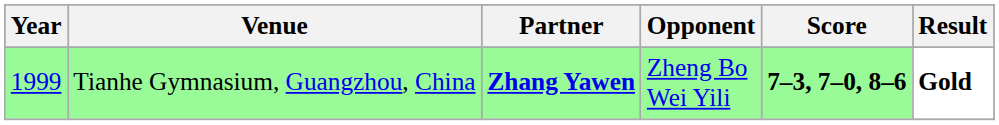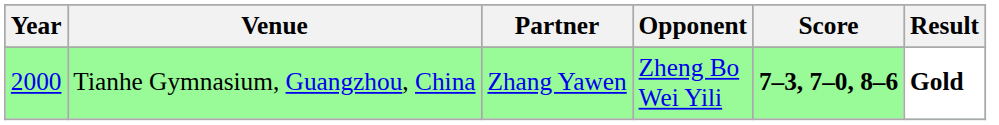(36, 82) 1999 -> (36, 82) 2000
(561, 82) bold -> (557, 82) normal
